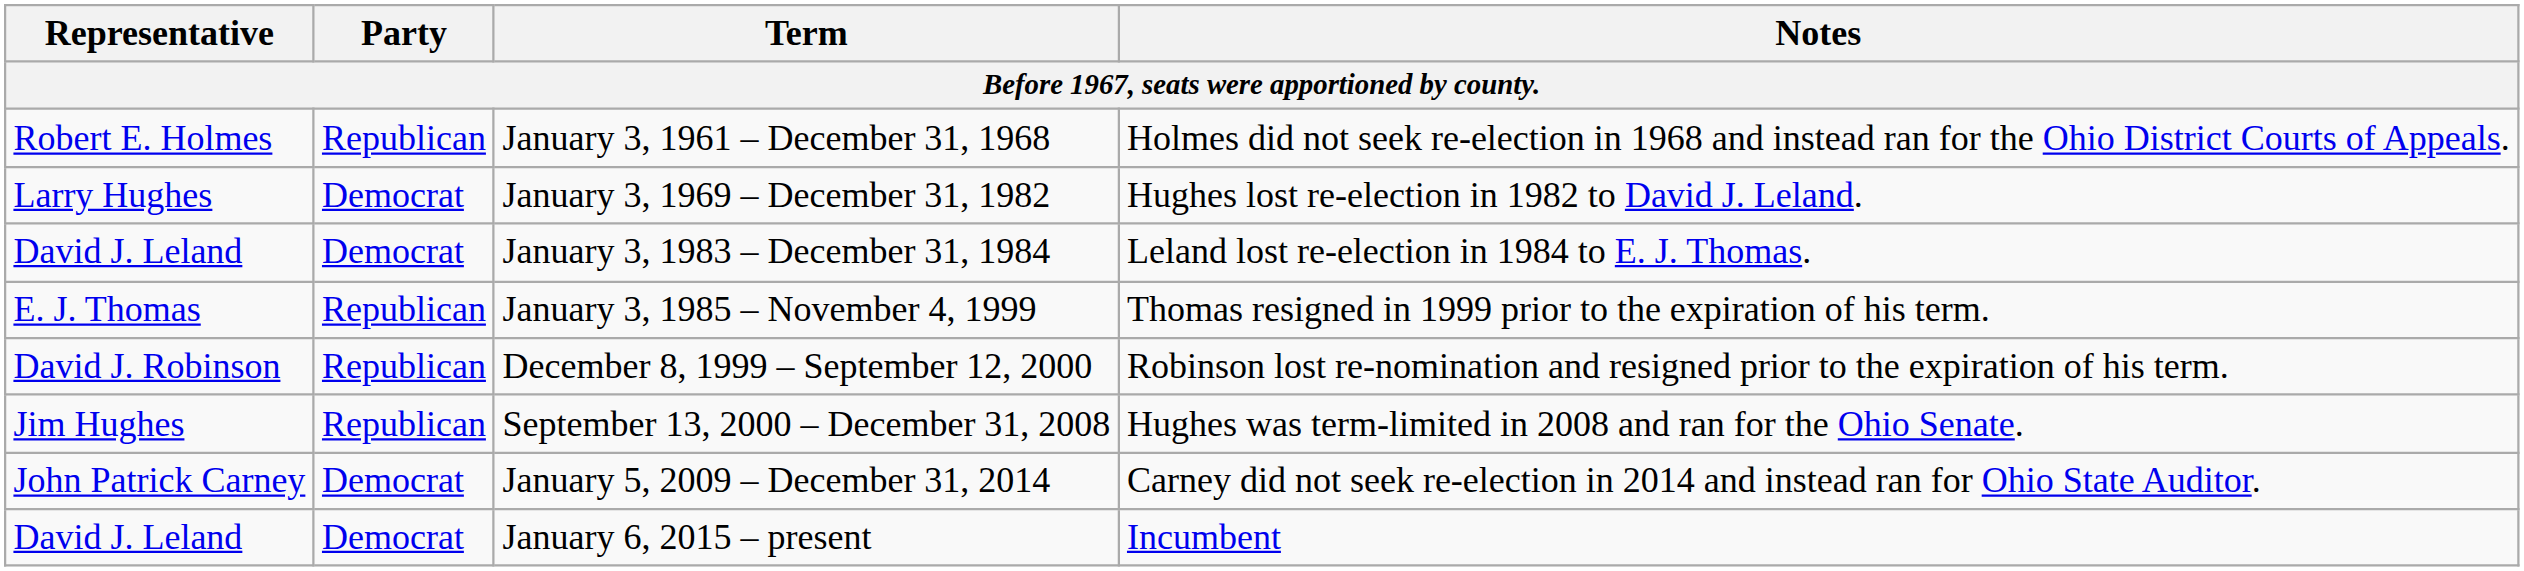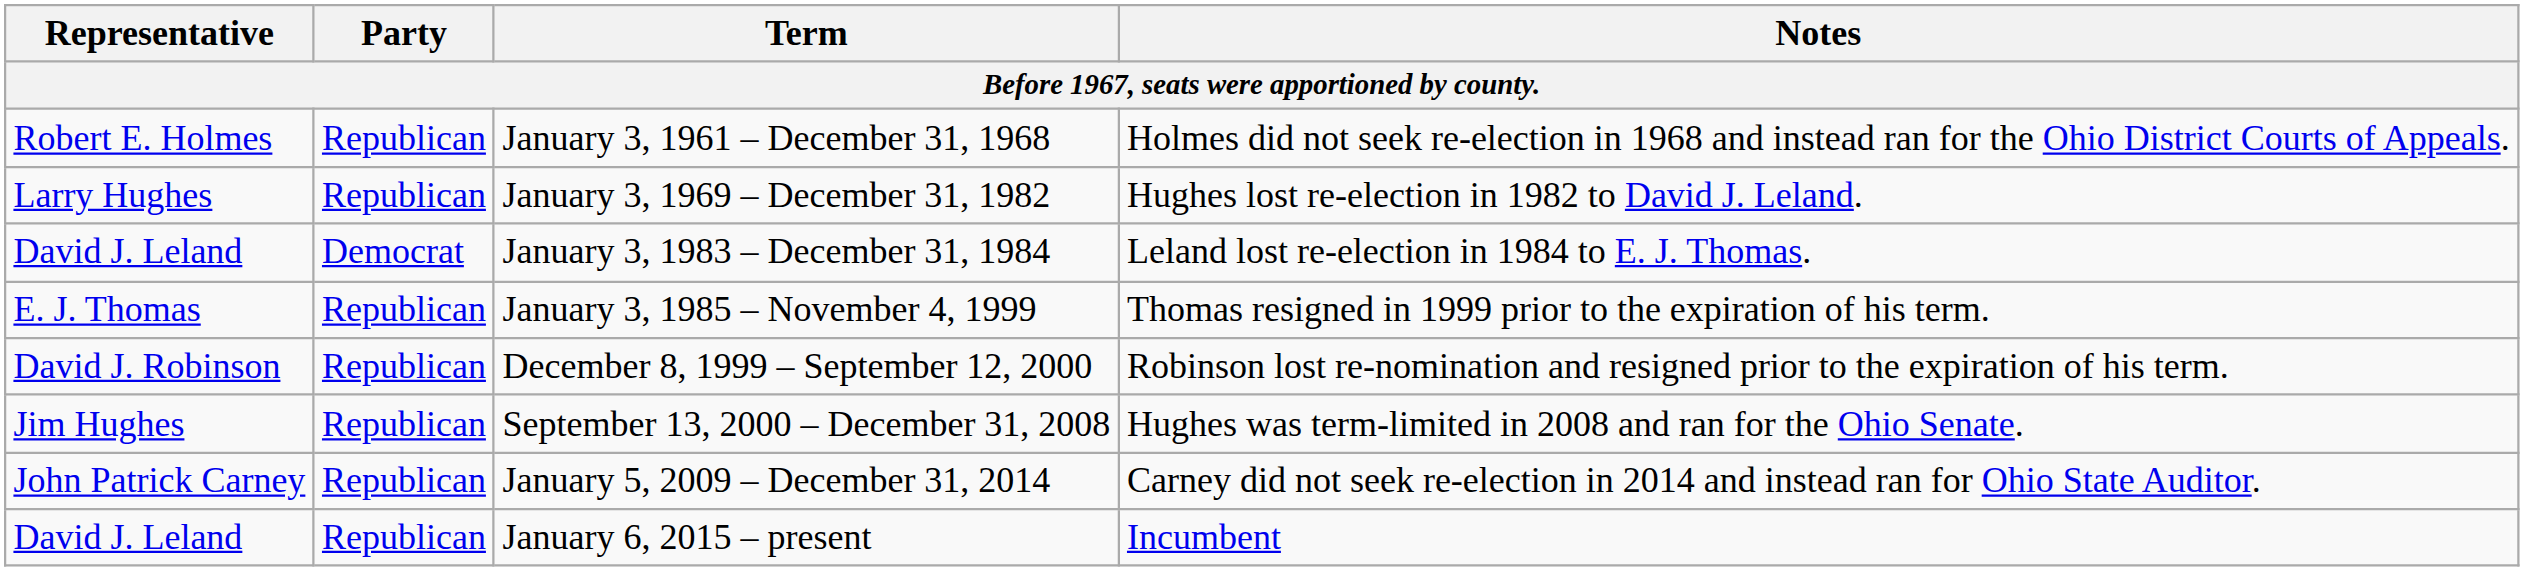(393, 194) Democrat -> (404, 194) Republican
(393, 480) Democrat -> (404, 480) Republican
(393, 537) Democrat -> (404, 537) Republican
